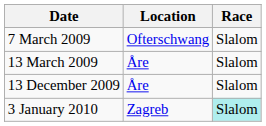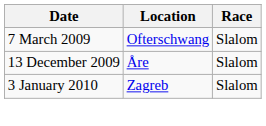- row: (53, 62)
(237, 109) paleturquoise background -> (237, 86) no background
